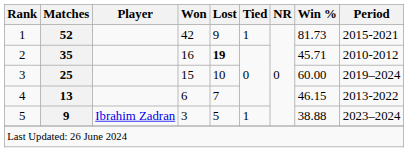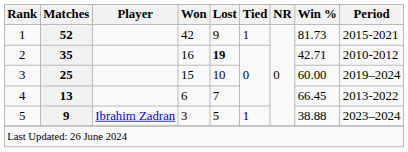(312, 55) 45.71 -> (312, 55) 42.71
(312, 95) 46.15 -> (312, 95) 66.45
